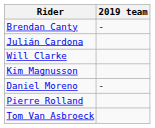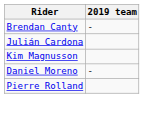- row: (37, 56)
- row: (50, 116)
